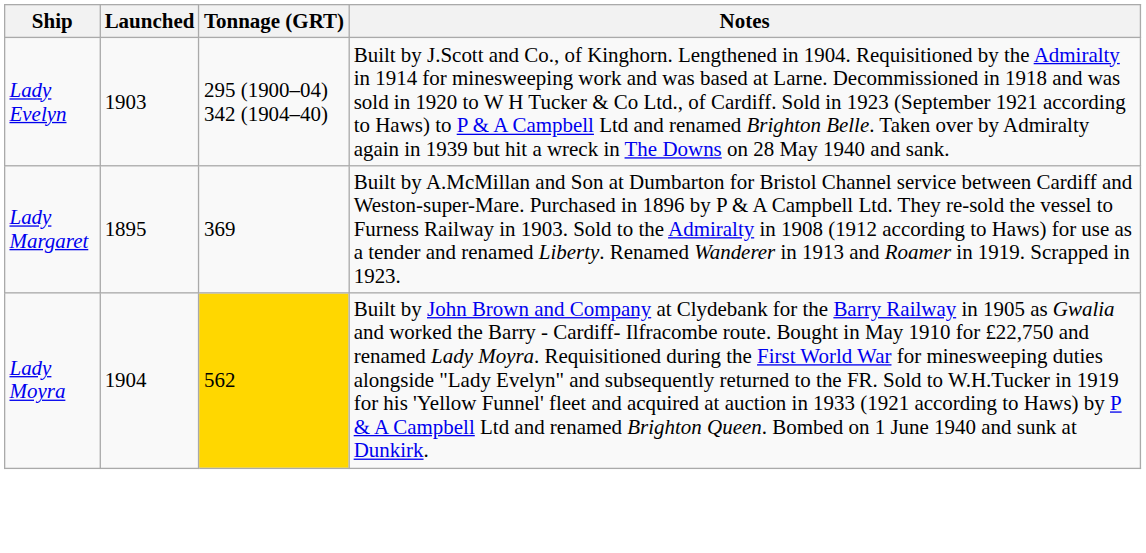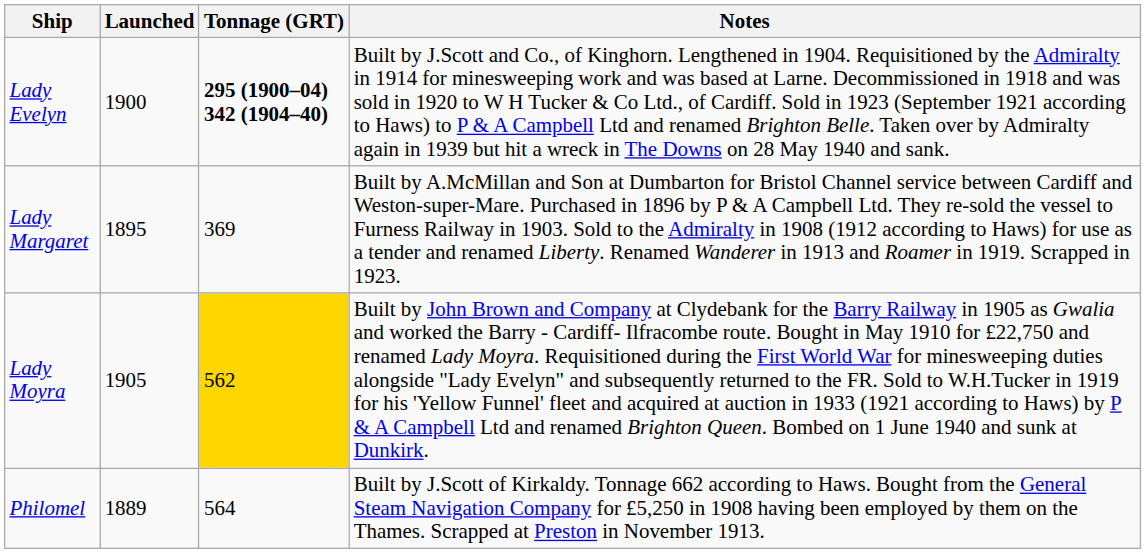(126, 101) 1903 -> (126, 101) 1900
(266, 101) normal -> (266, 101) bold
(126, 380) 1904 -> (126, 380) 1905
+ row: (47, 507)
